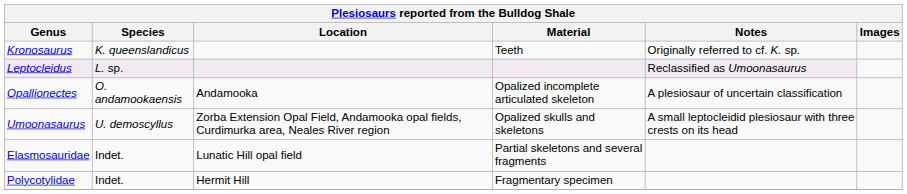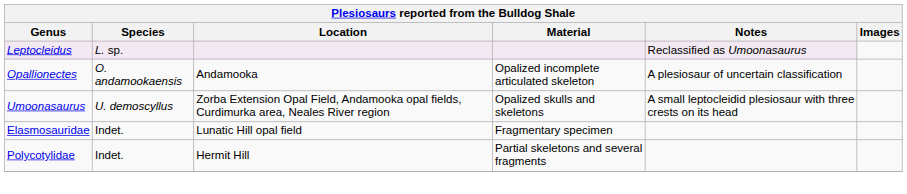- row: (40, 50)
(569, 155) Partial skeletons and several fragments -> (554, 130) Fragmentary specimen
(554, 180) Fragmentary specimen -> (569, 155) Partial skeletons and several fragments
